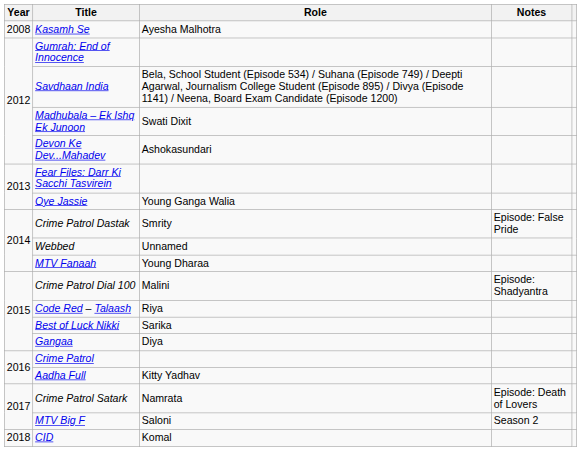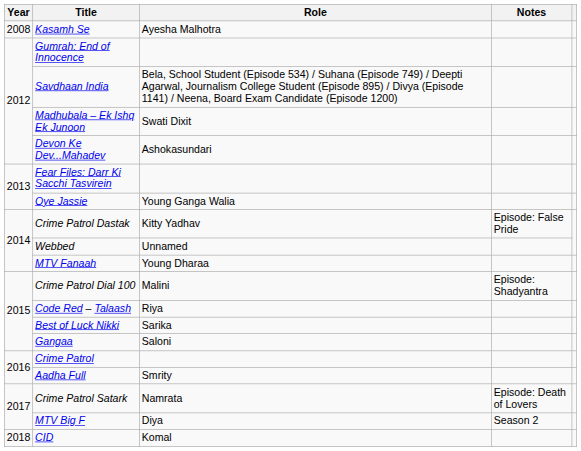(157, 224) Smrity -> (171, 224) Kitty Yadhav
(152, 342) Diya -> (156, 342) Saloni
(171, 375) Kitty Yadhav -> (157, 375) Smrity
(156, 421) Saloni -> (152, 421) Diya
